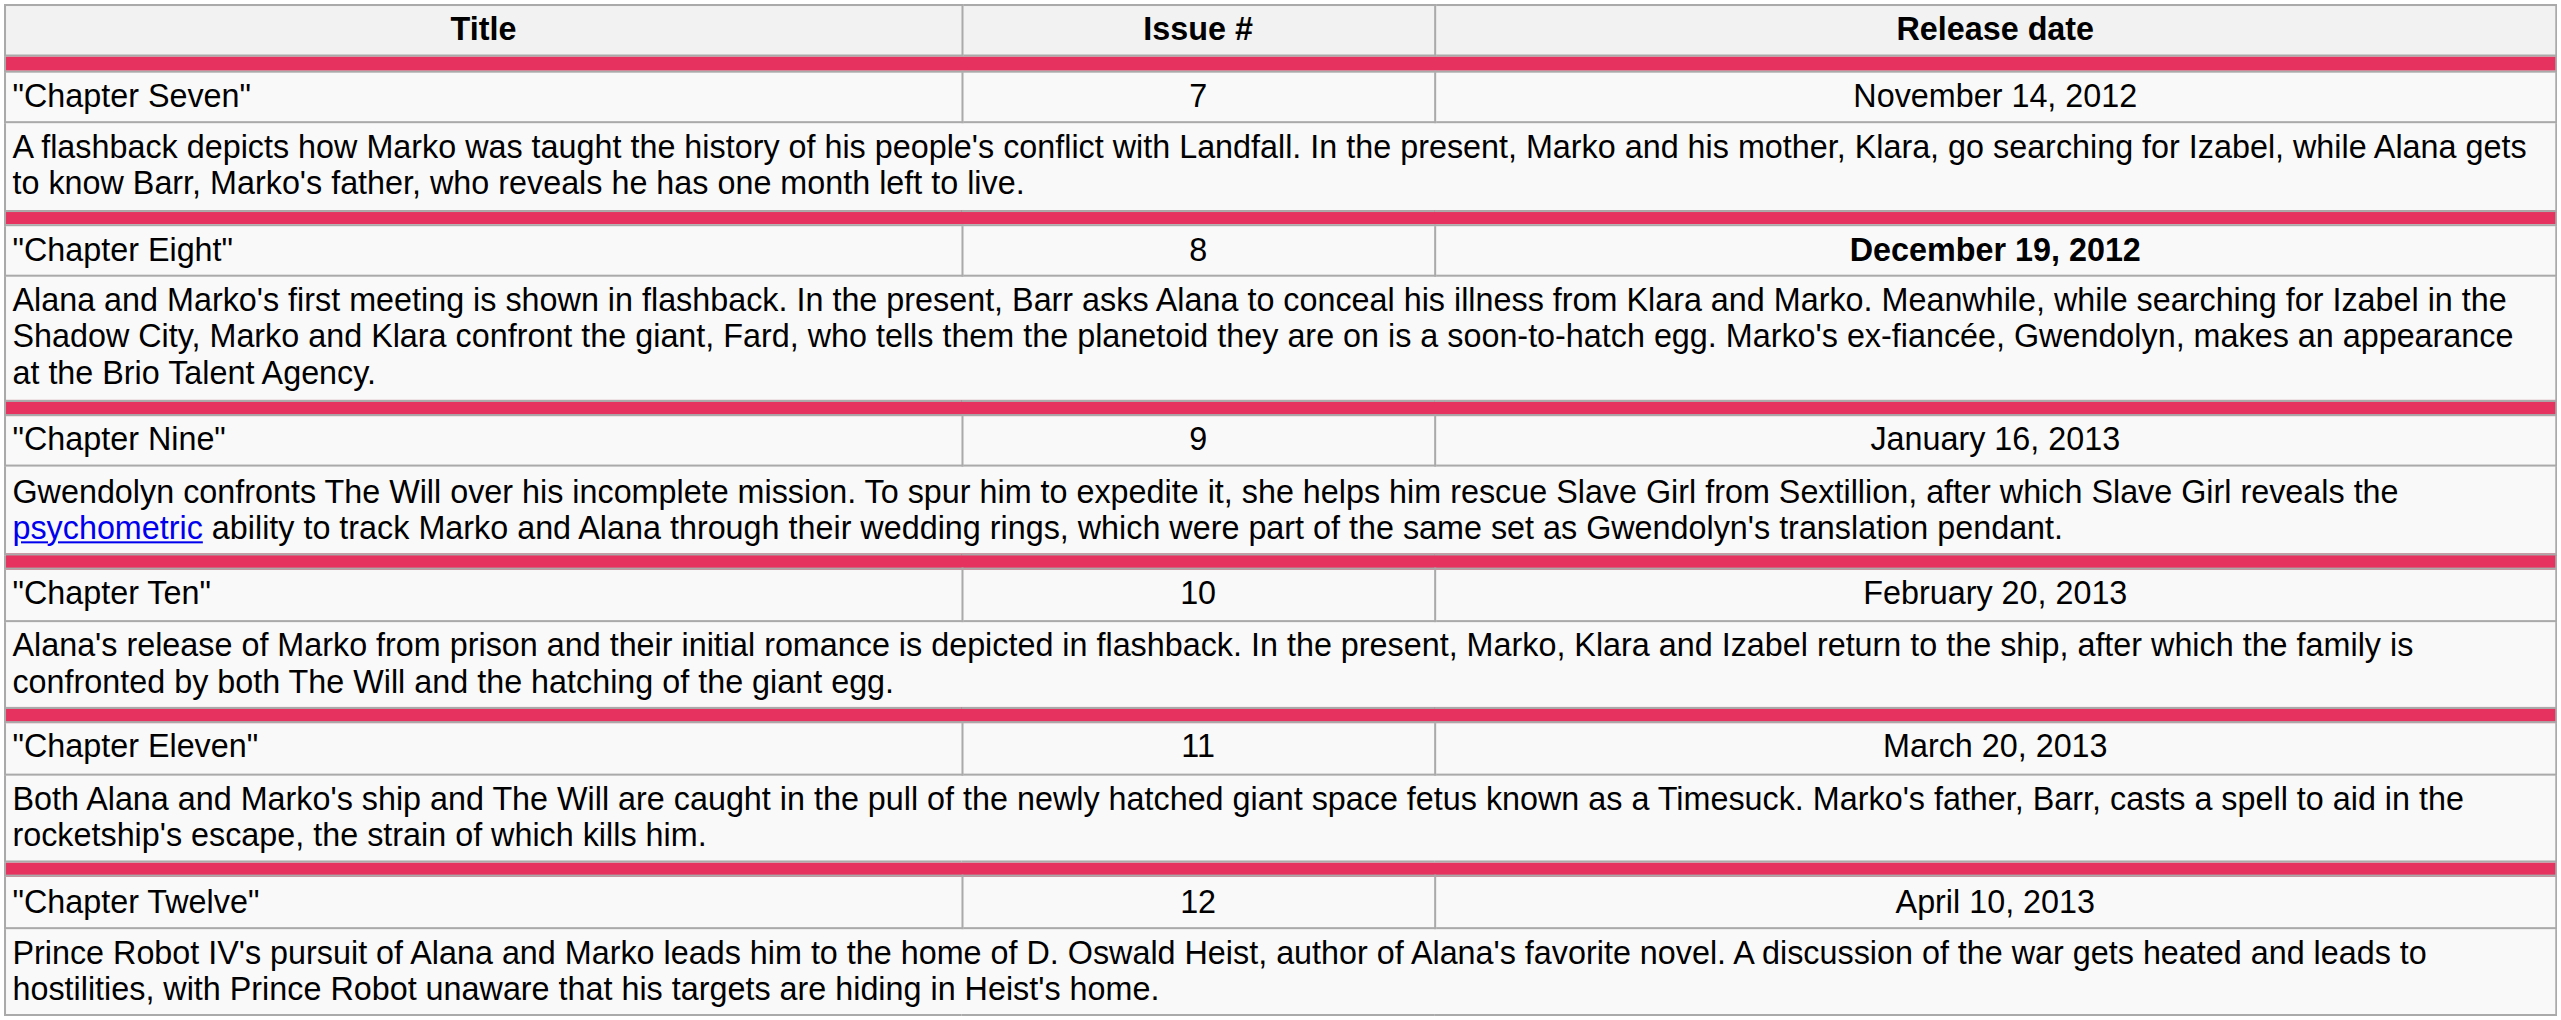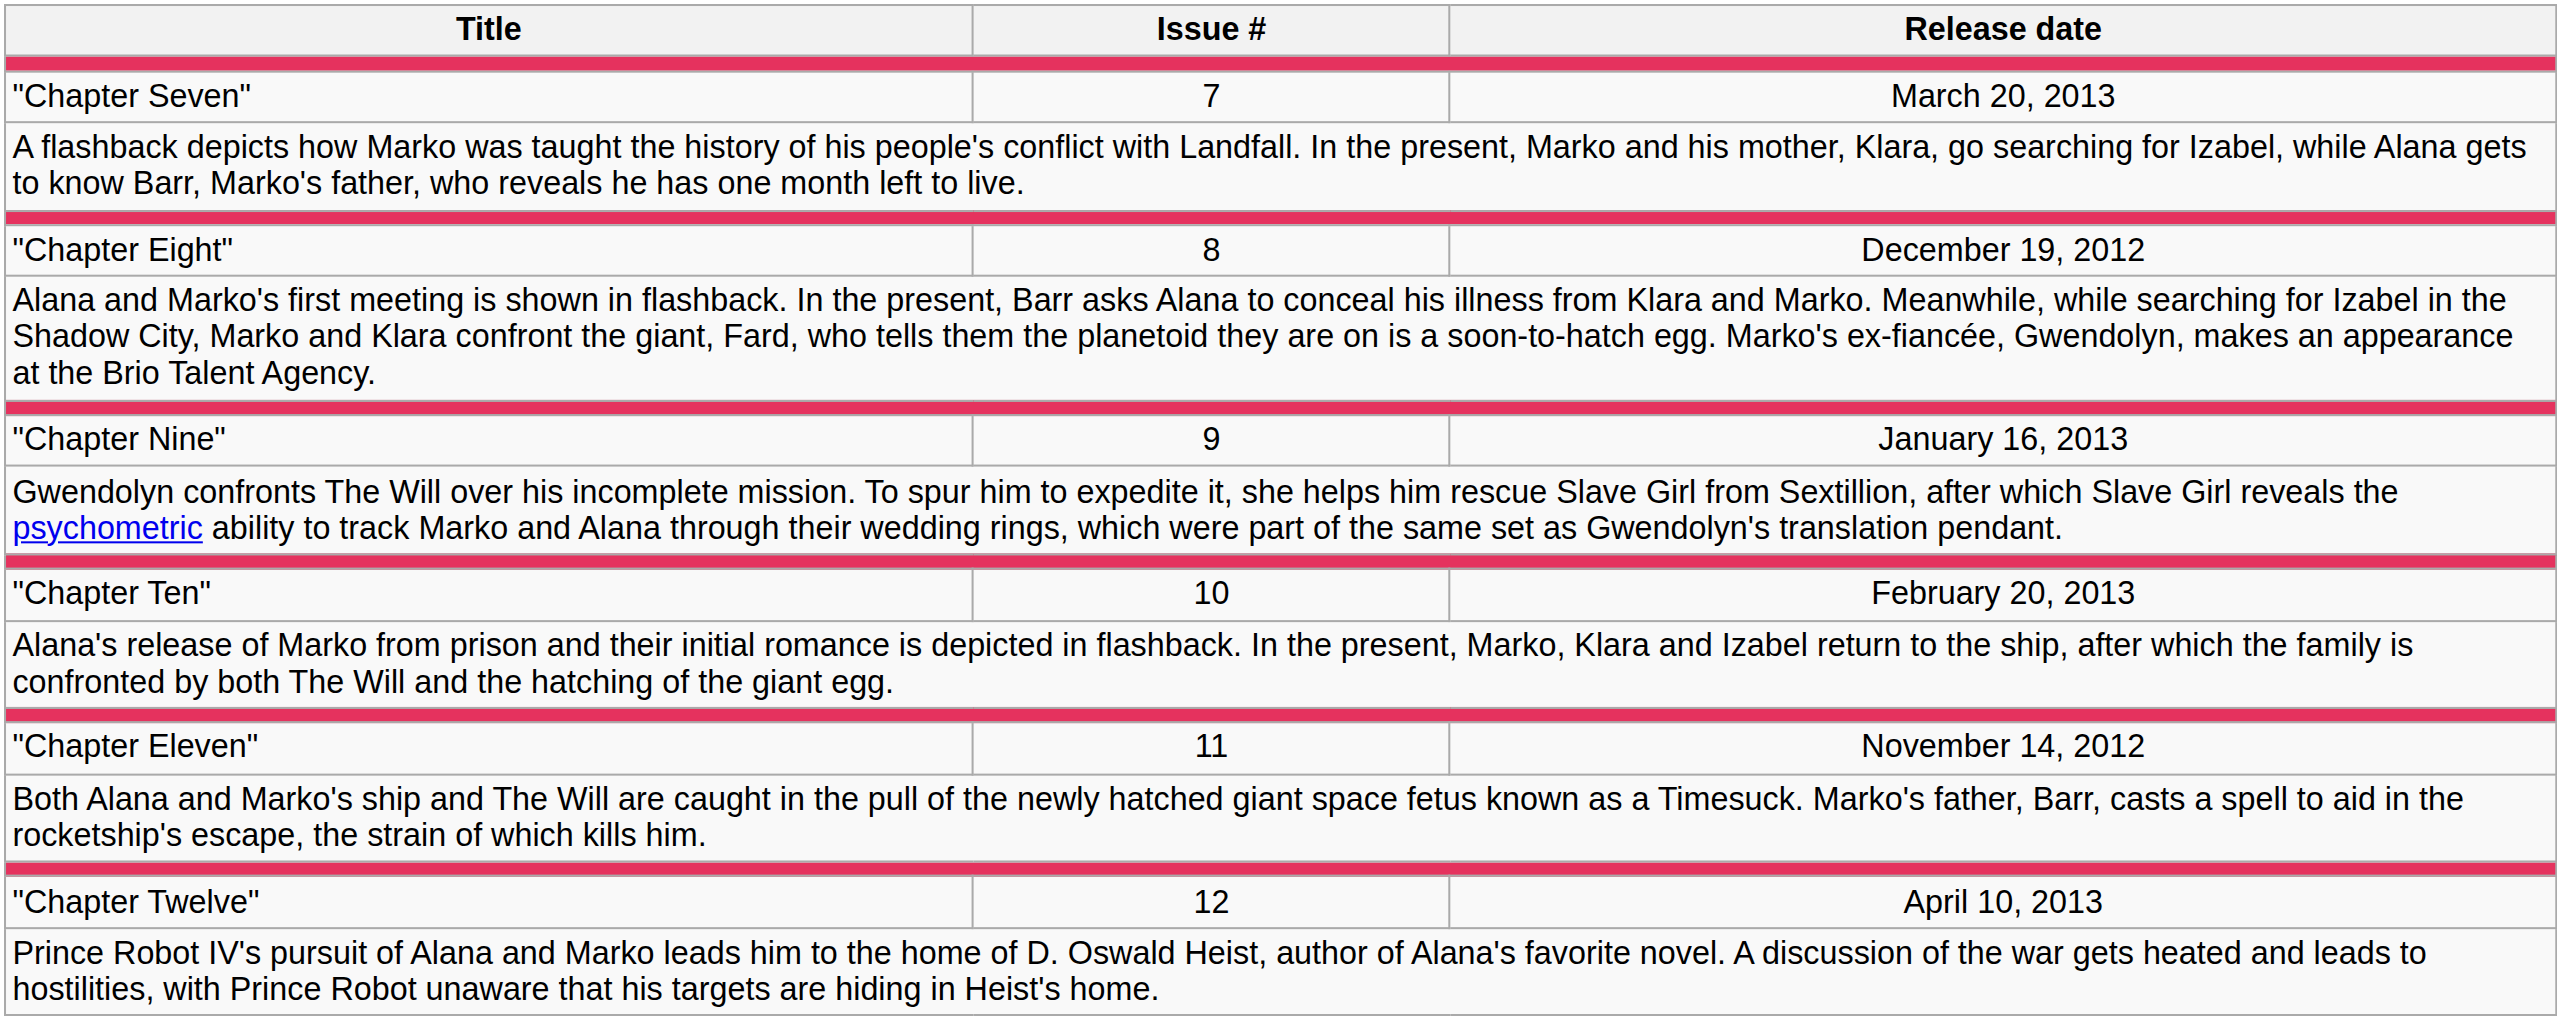(1995, 96) November 14, 2012 -> (2003, 96) March 20, 2013
(1995, 250) bold -> (2003, 250) normal
(1995, 747) March 20, 2013 -> (2003, 747) November 14, 2012
